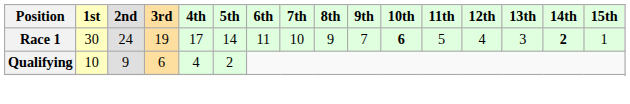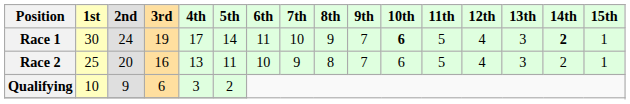+ row: (40, 62)
(196, 62) 4 -> (196, 86) 3
